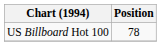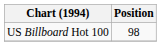(134, 31) 78 -> (134, 31) 98
